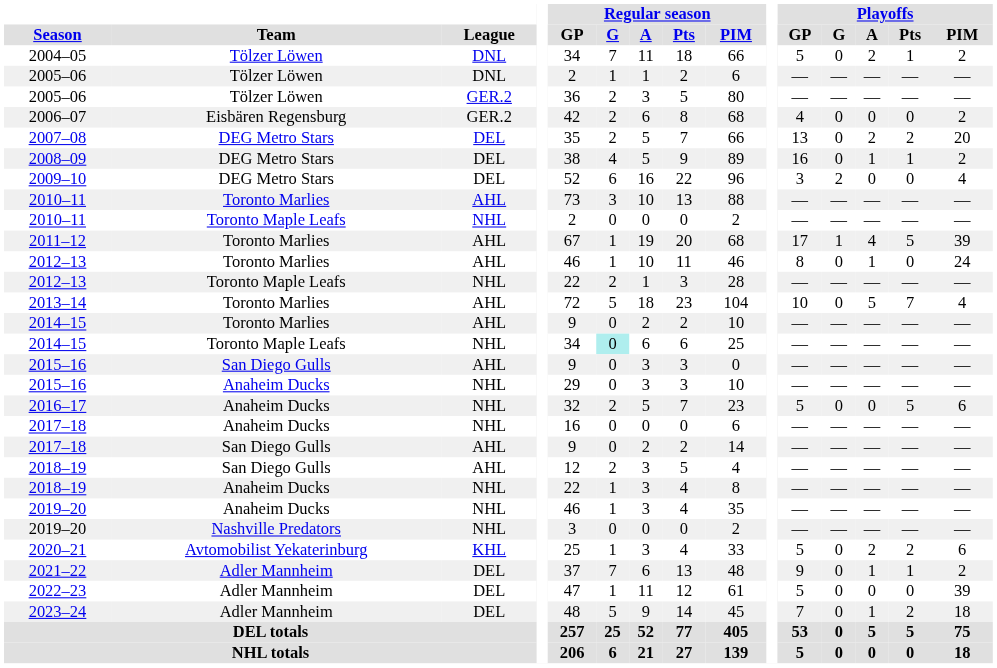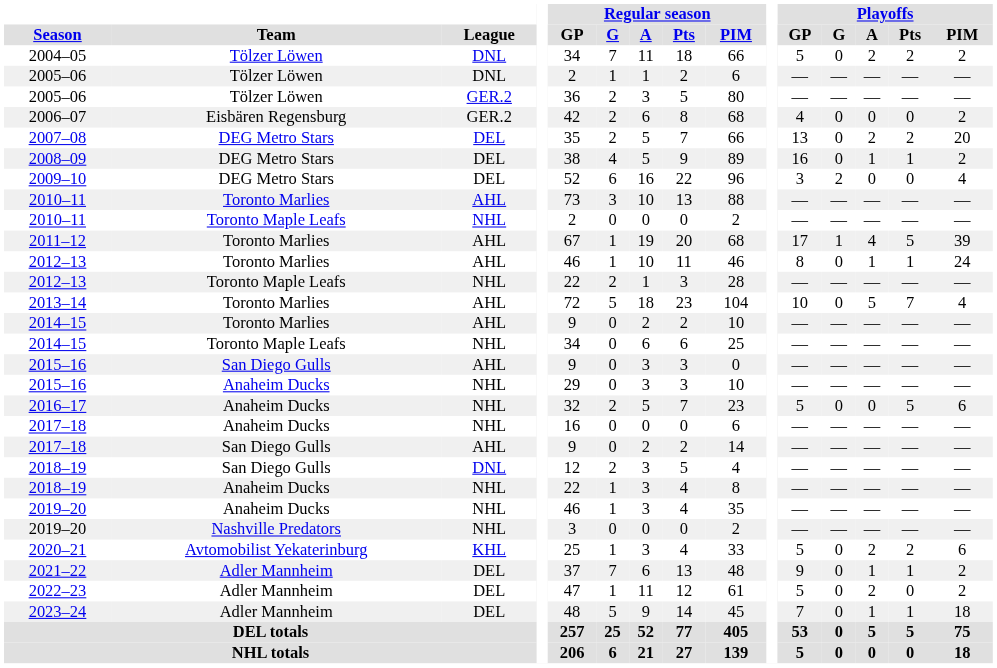(910, 55) 1 -> (910, 55) 2
(910, 261) 0 -> (910, 261) 1
(613, 343) paleturquoise background -> (613, 343) no background
(489, 467) AHL -> (489, 467) DNL
(872, 591) 0 -> (872, 591) 2
(962, 591) 39 -> (962, 591) 2
(910, 611) 2 -> (910, 611) 1
